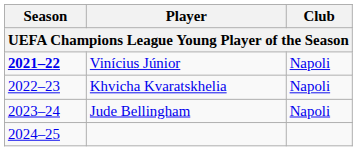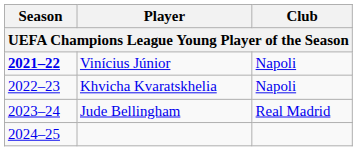(310, 110) Napoli -> (293, 110) Real Madrid
